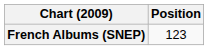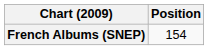(176, 34) 123 -> (176, 34) 154
